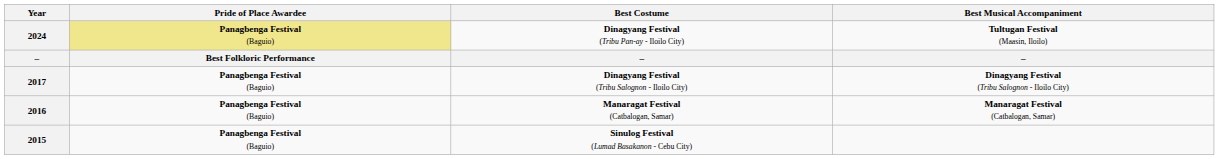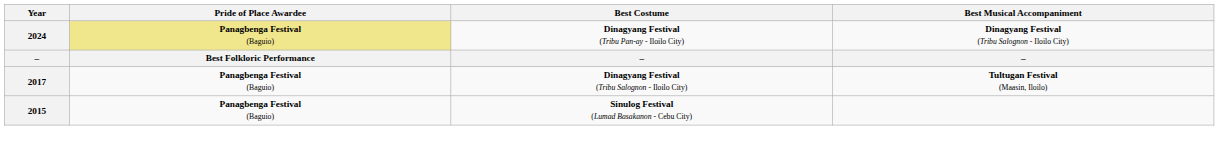(1023, 35) Tultugan Festival (Maasin, Iloilo) -> (1023, 35) Dinagyang Festival (Tribu Salognon - Iloilo City)
(1023, 81) Dinagyang Festival (Tribu Salognon - Iloilo City) -> (1023, 81) Tultugan Festival (Maasin, Iloilo)
- row: (37, 110)
